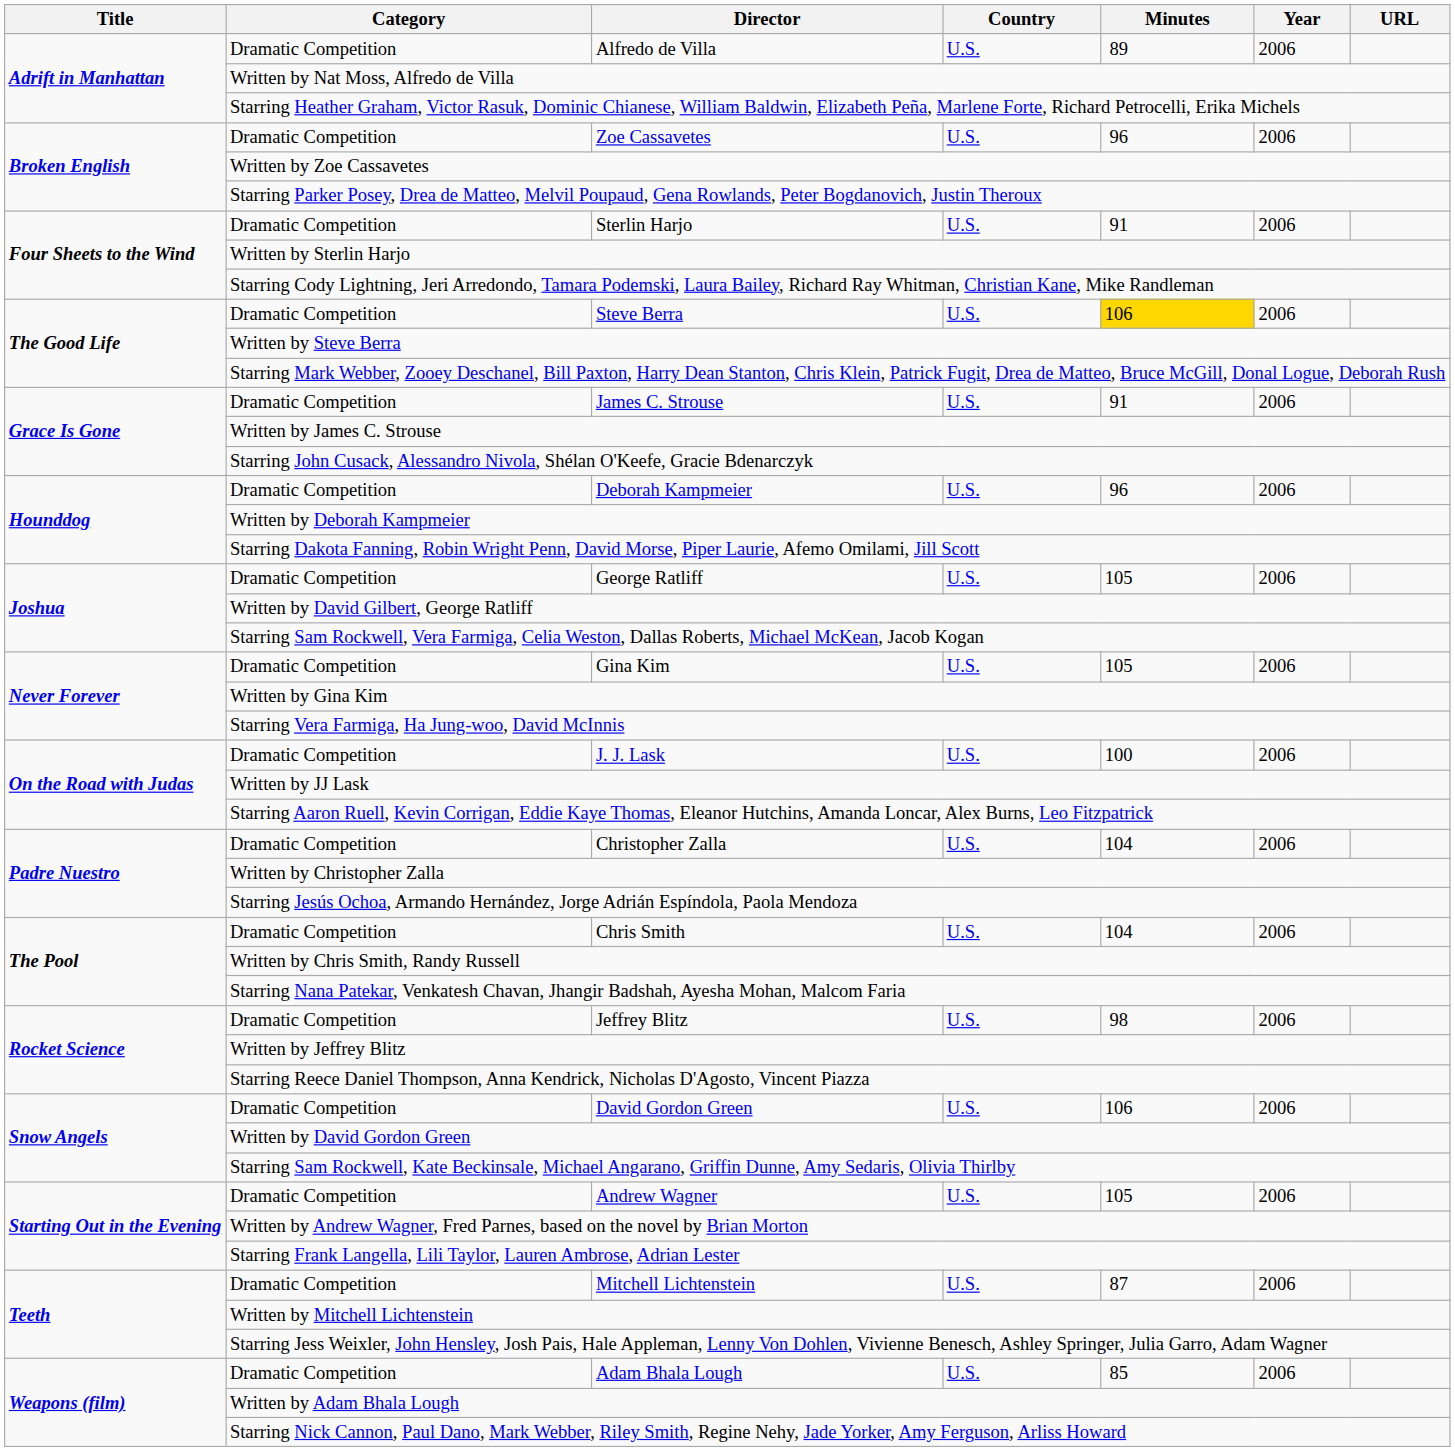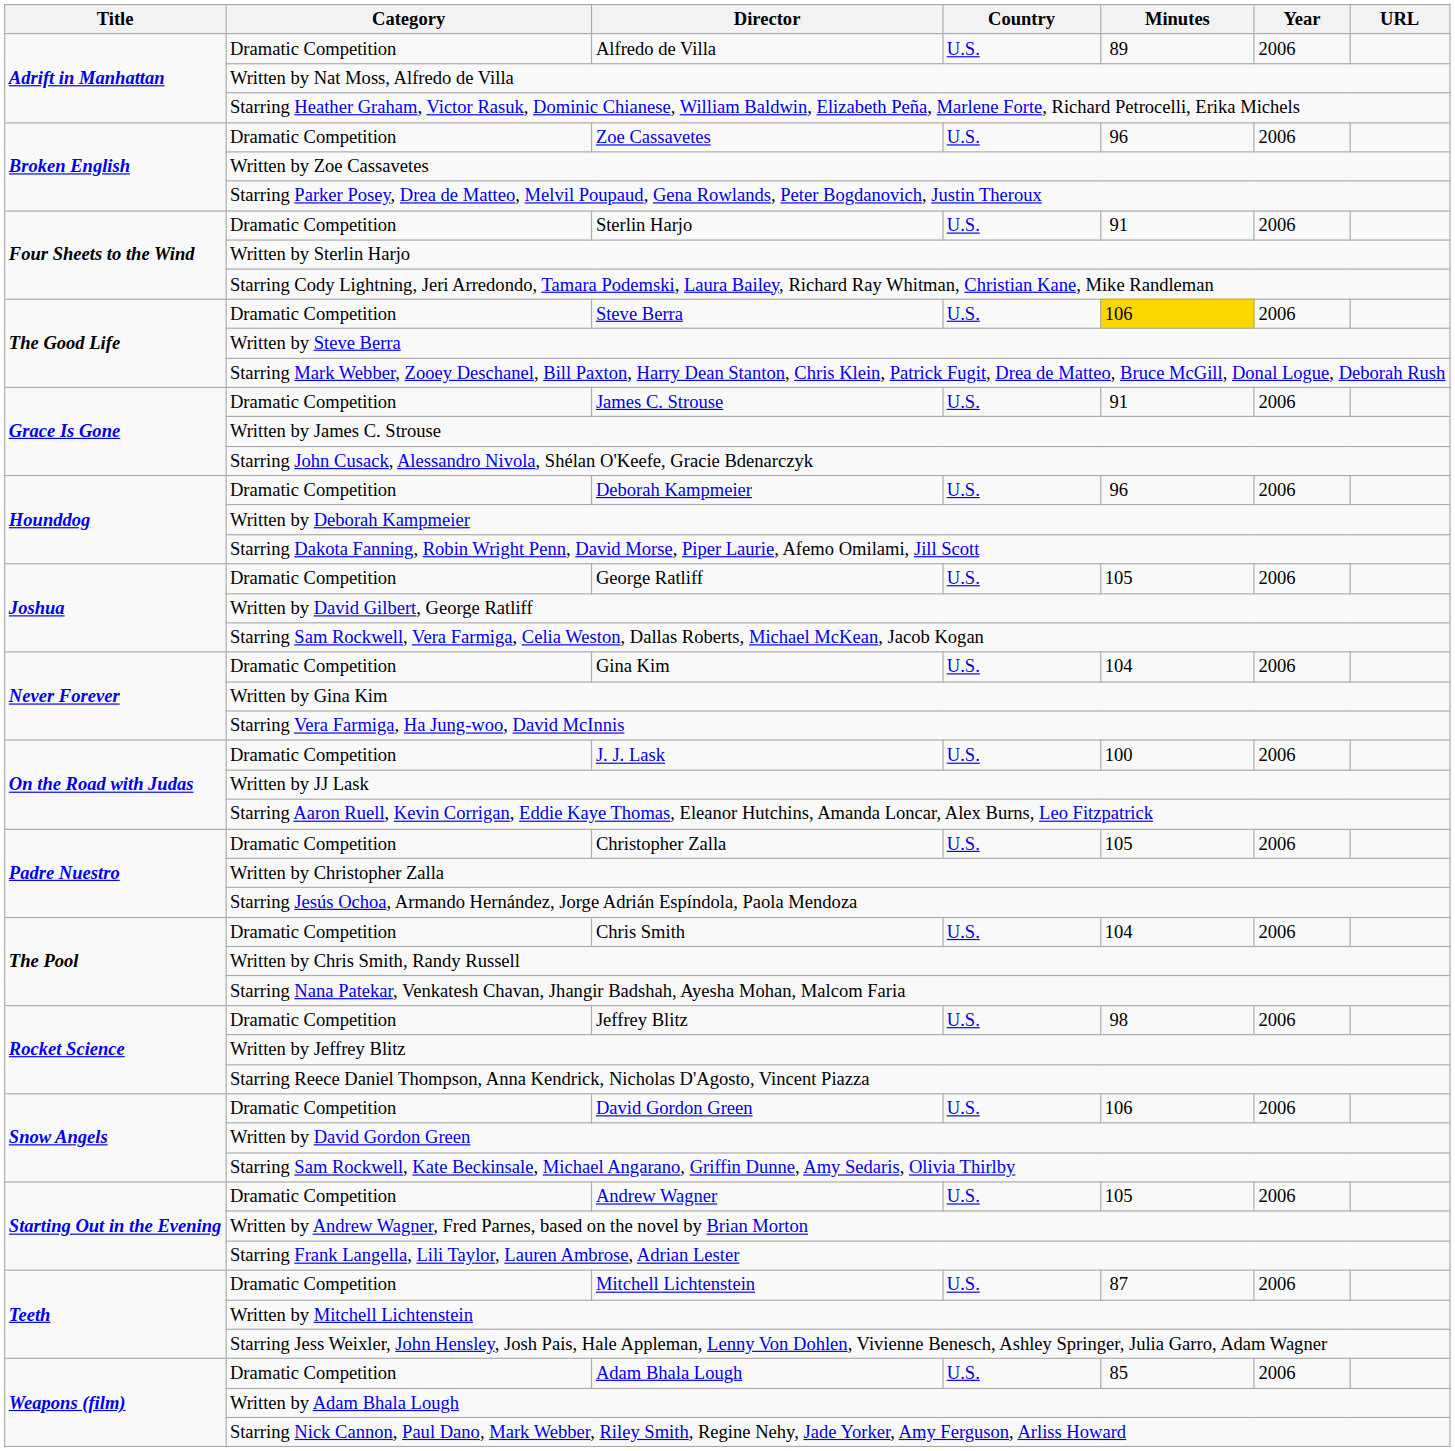(1119, 666) 105 -> (1119, 666) 104
(1119, 843) 104 -> (1119, 843) 105
